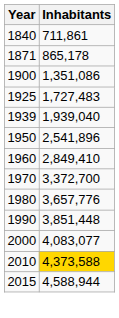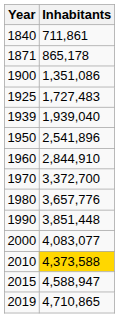(71, 158) 2,849,410 -> (71, 158) 2,844,910
(71, 281) 4,588,944 -> (71, 281) 4,588,947
+ row: (22, 302)
